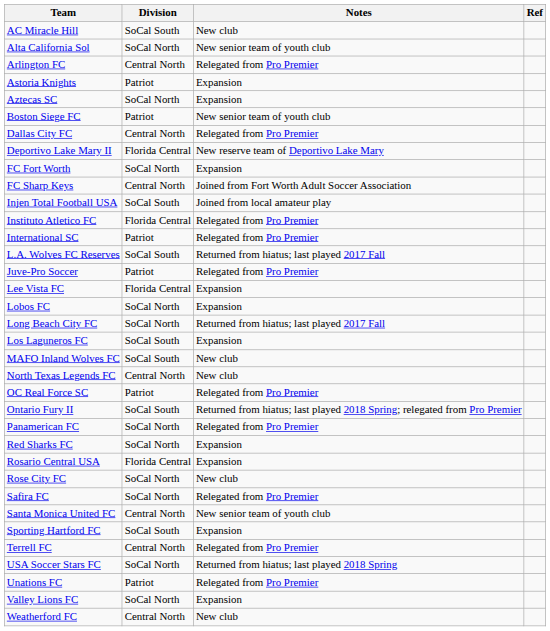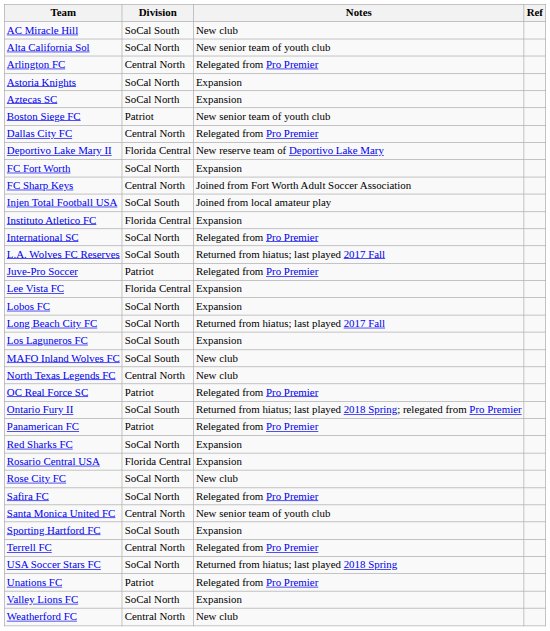(139, 82) Patriot -> (152, 82) SoCal North
(257, 220) Relegated from Pro Premier -> (219, 220) Expansion
(139, 237) Patriot -> (152, 237) SoCal North
(152, 427) SoCal North -> (139, 427) Patriot
